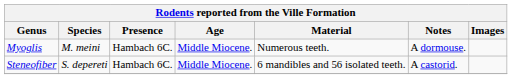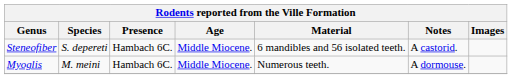rows swapped: (24, 47) <-> (32, 64)
